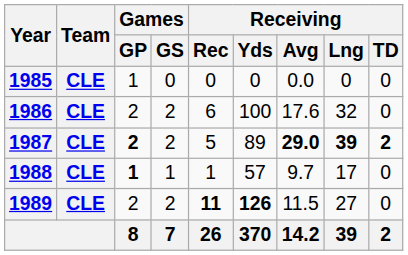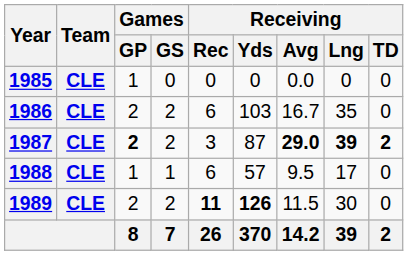(255, 111) 100 -> (255, 111) 103
(301, 111) 17.6 -> (301, 111) 16.7
(346, 111) 32 -> (346, 111) 35
(211, 142) 5 -> (211, 142) 3
(255, 142) 89 -> (255, 142) 87
(133, 173) bold -> (133, 173) normal
(211, 173) 1 -> (211, 173) 6
(301, 173) 9.7 -> (301, 173) 9.5
(346, 204) 27 -> (346, 204) 30
